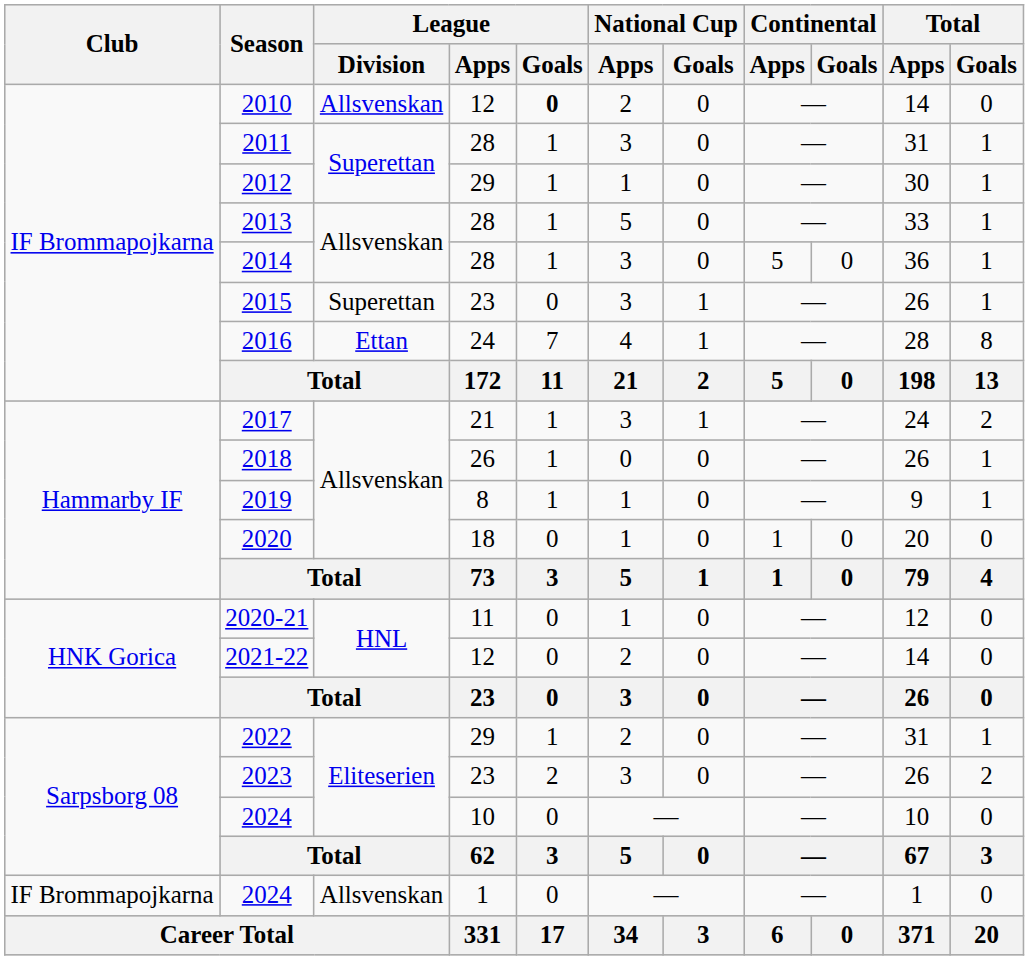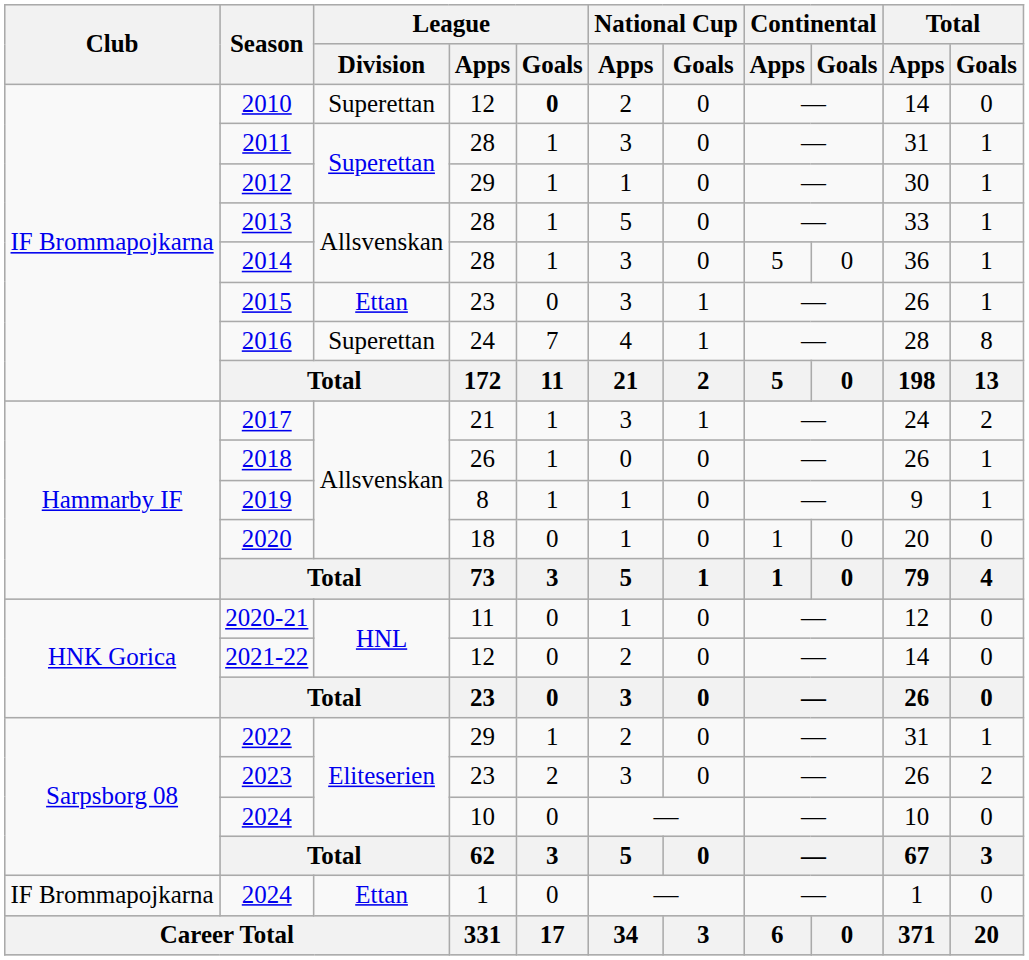(382, 103) Allsvenskan -> (382, 103) Superettan
(382, 301) Superettan -> (382, 301) Ettan
(382, 340) Ettan -> (382, 340) Superettan
(382, 895) Allsvenskan -> (382, 895) Ettan
